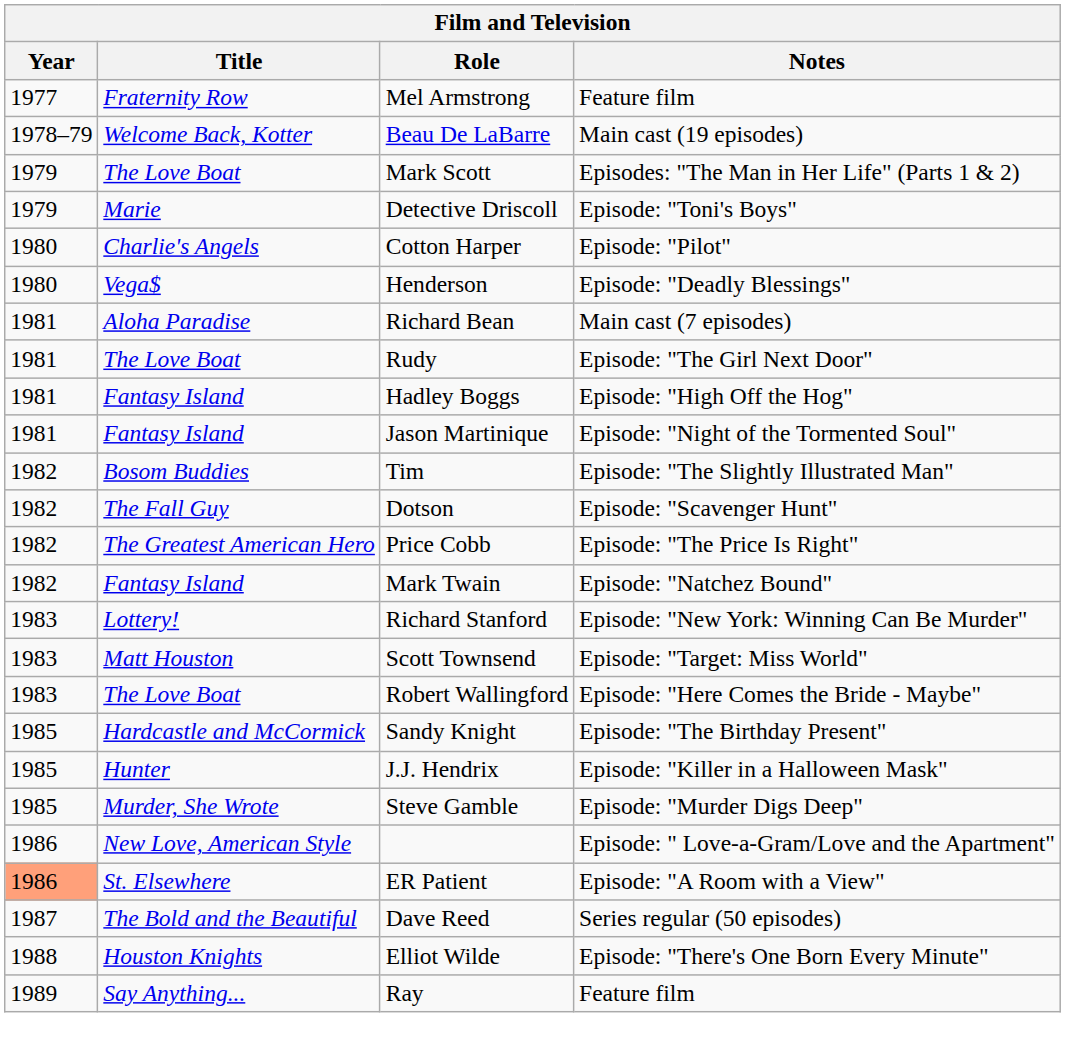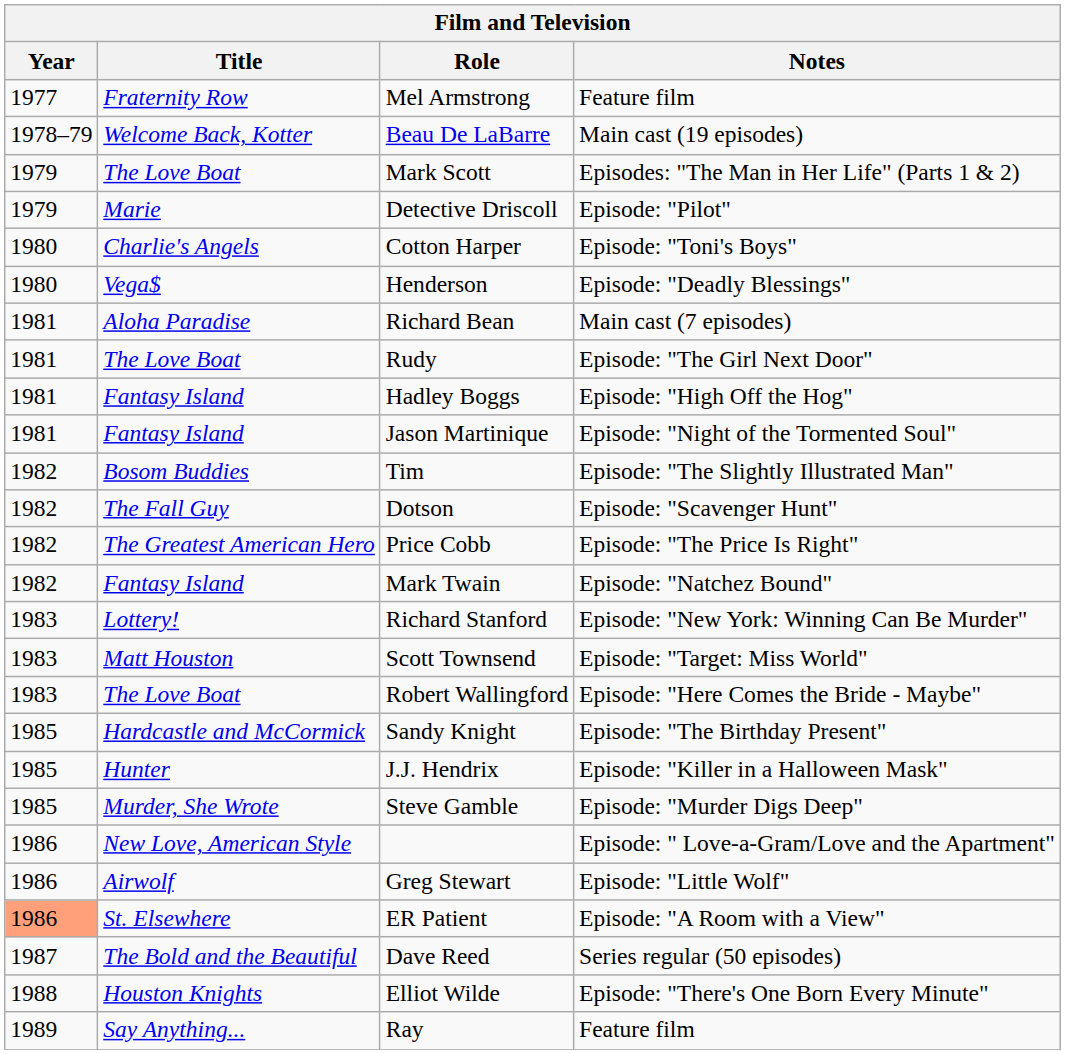(688, 209) Episode: "Toni's Boys" -> (655, 209) Episode: "Pilot"
(655, 246) Episode: "Pilot" -> (688, 246) Episode: "Toni's Boys"
+ row: (448, 881)
